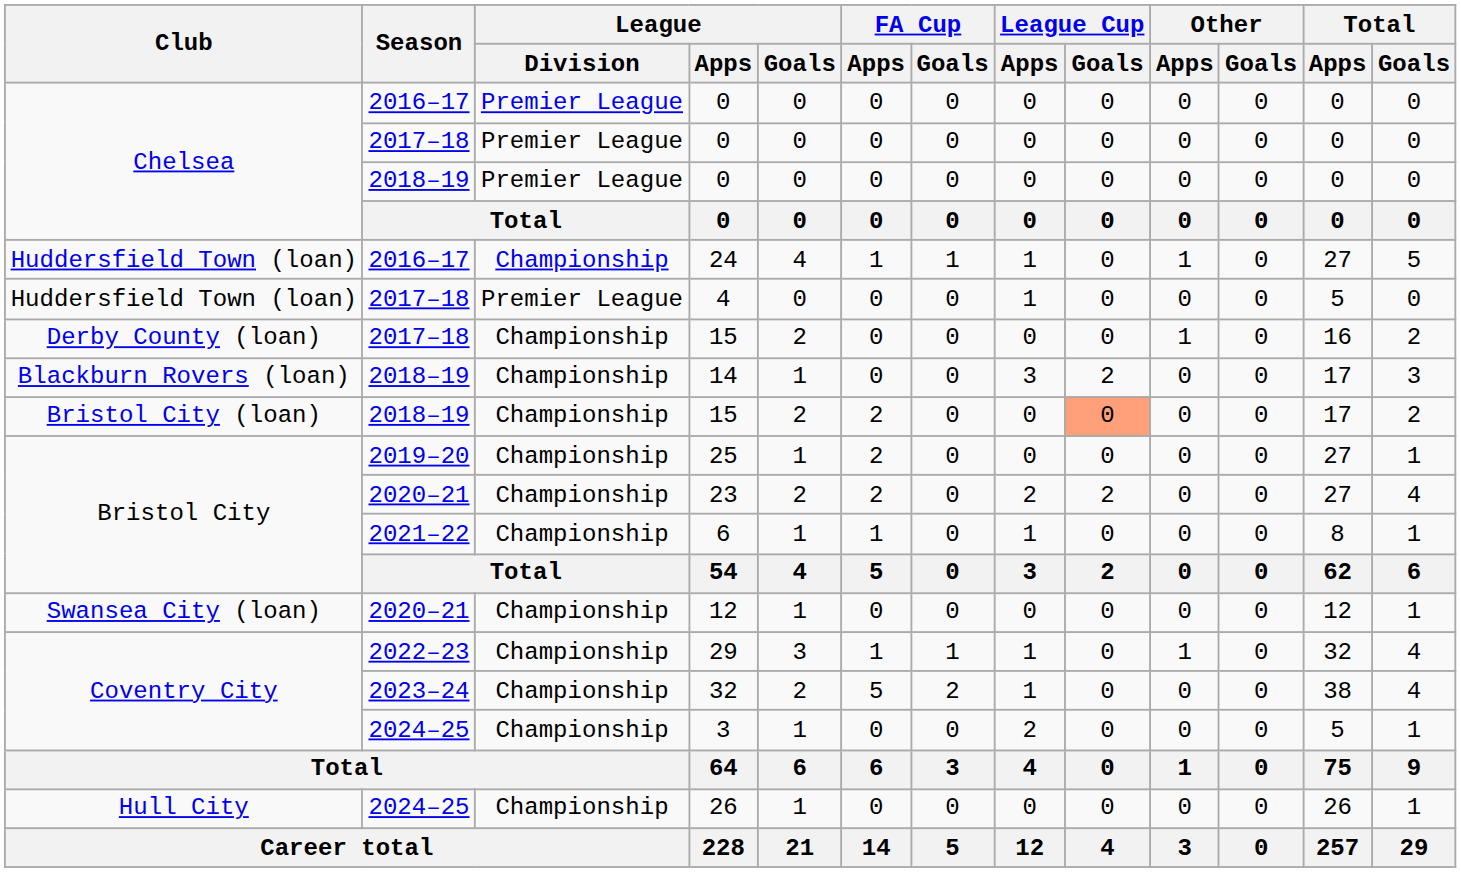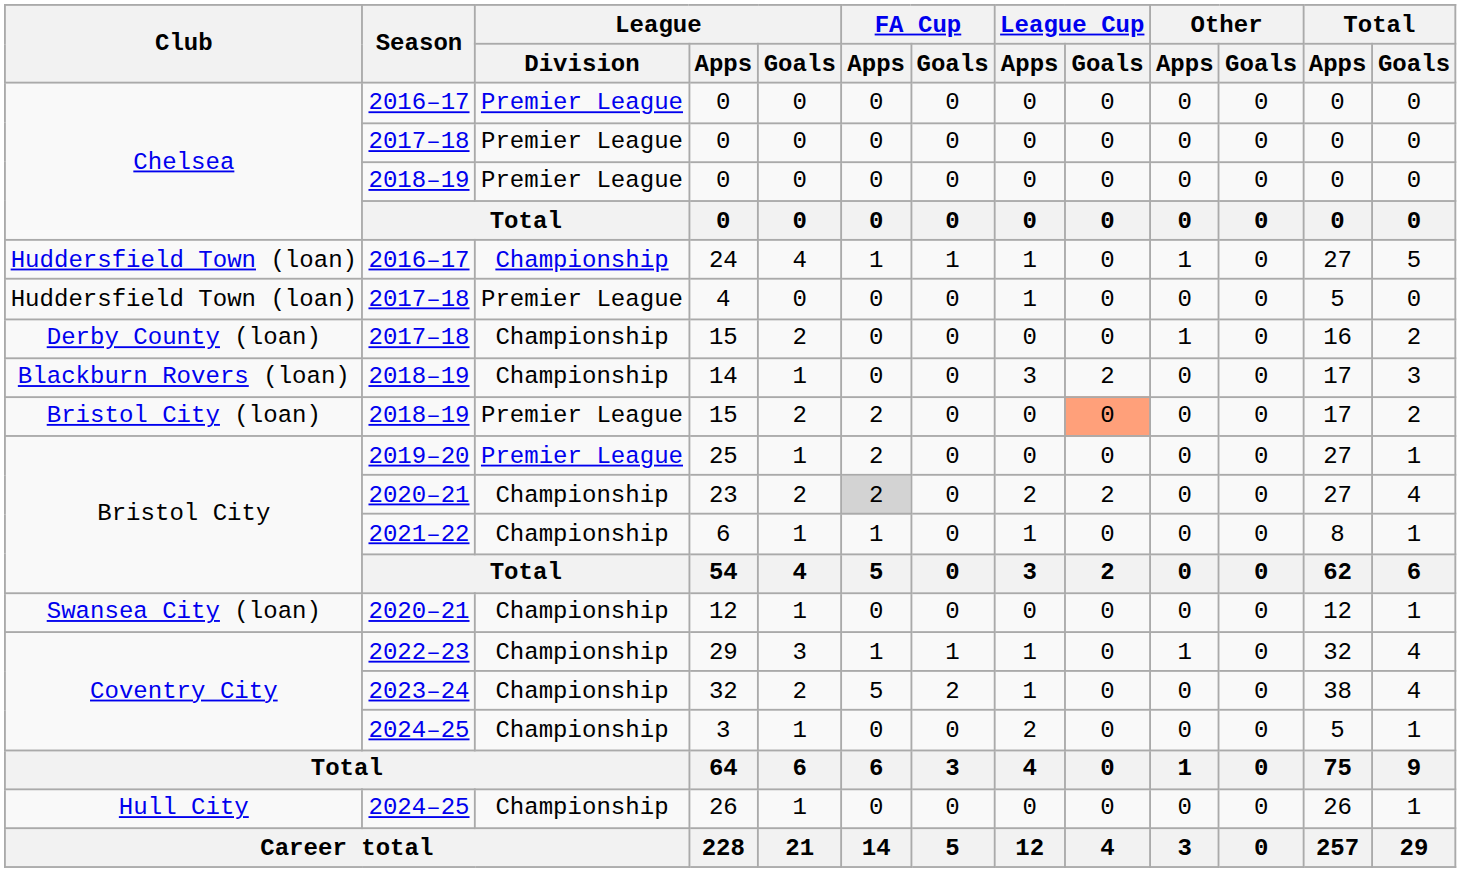(582, 416) Championship -> (582, 416) Premier League
(582, 456) Championship -> (582, 456) Premier League
(876, 495) no background -> (876, 495) lightgrey background
